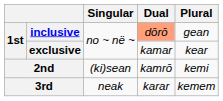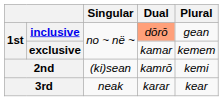(196, 50) kear -> (196, 50) kemem
(196, 86) kemem -> (196, 86) kear
